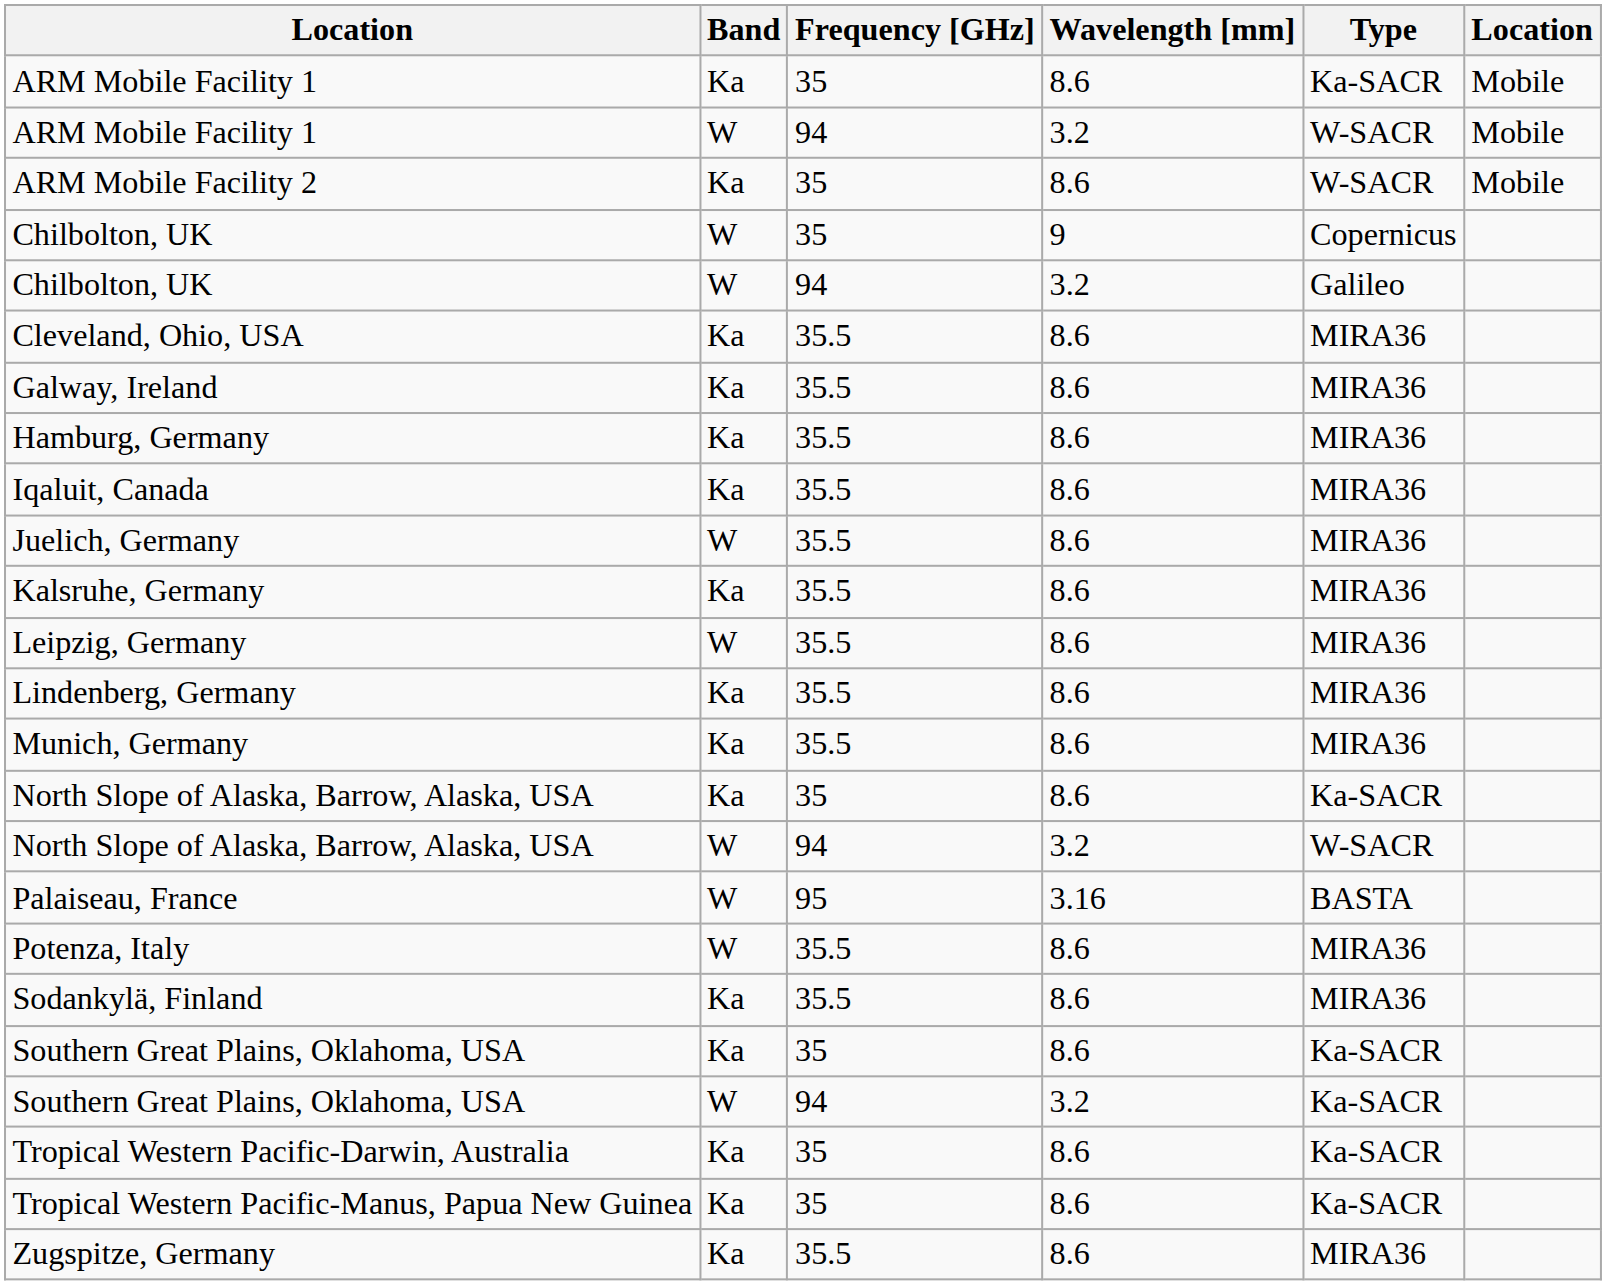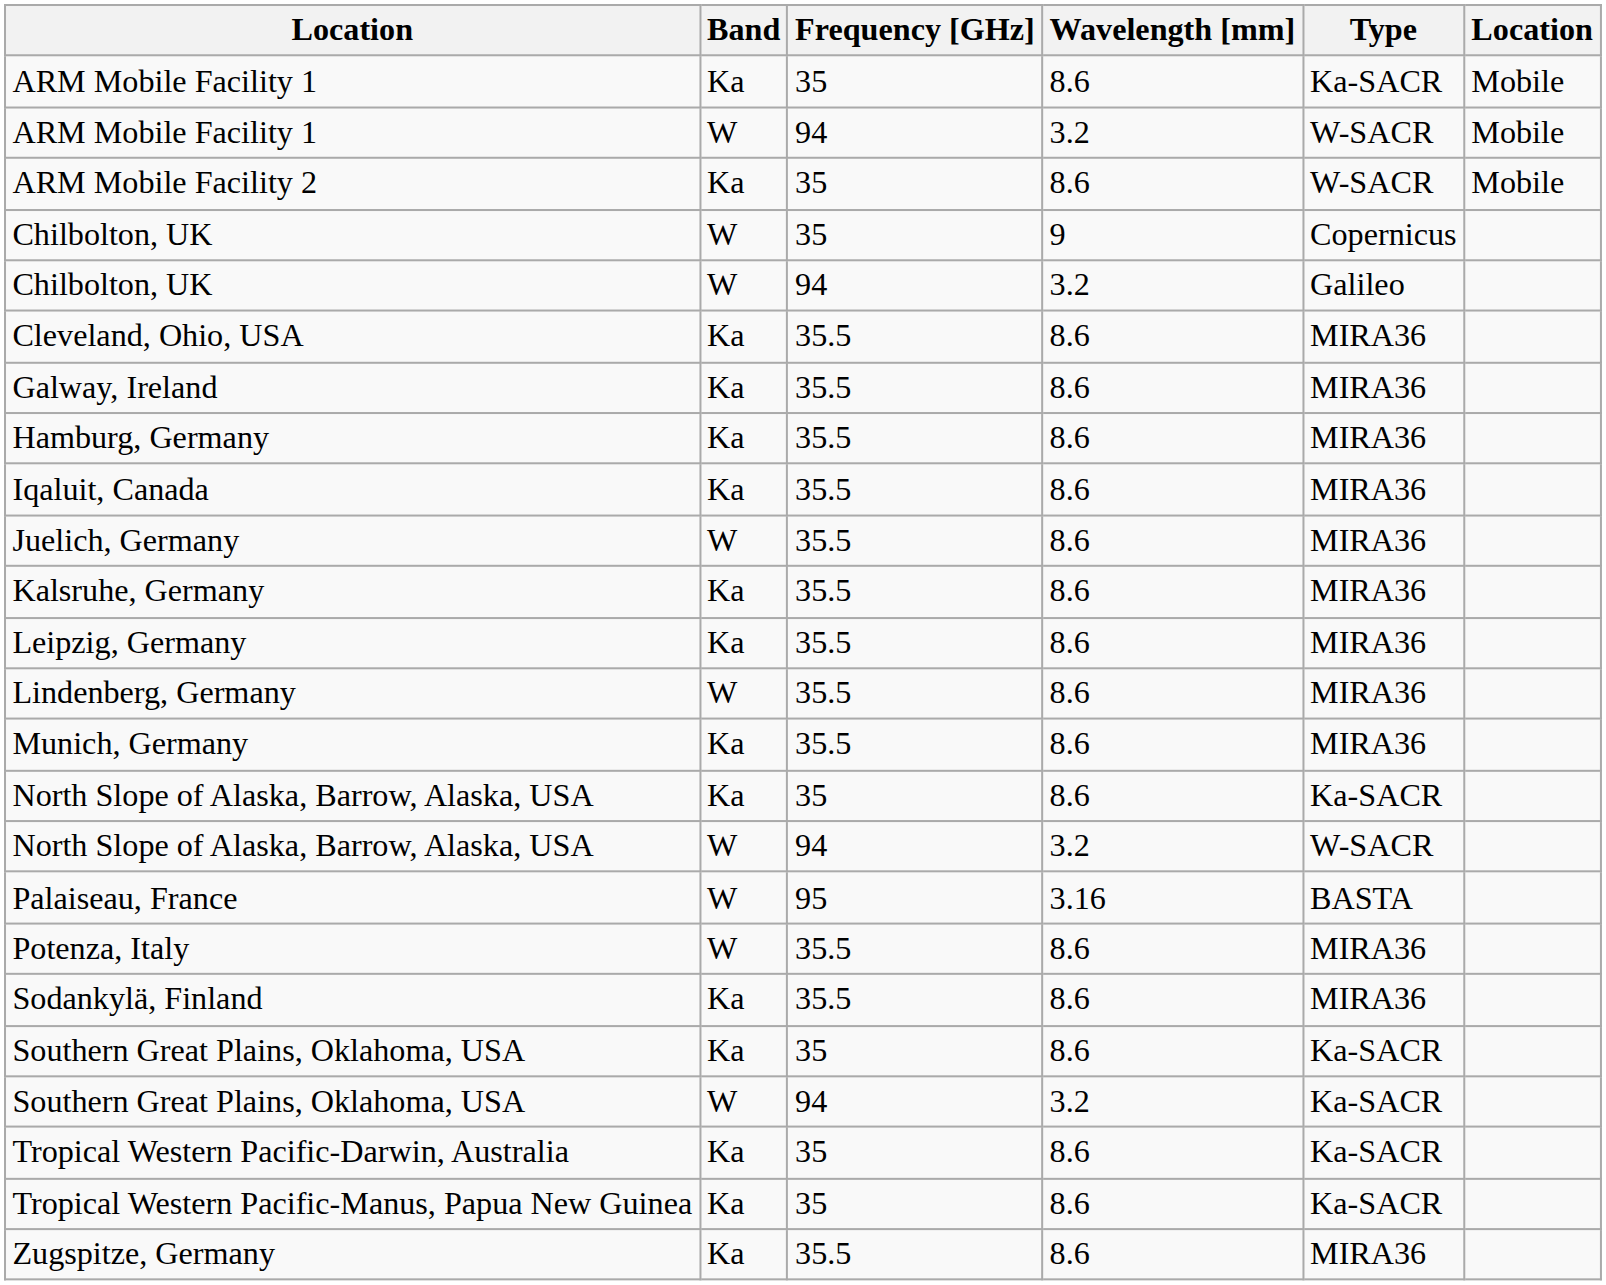(722, 642) W -> (726, 642) Ka
(726, 693) Ka -> (722, 693) W
